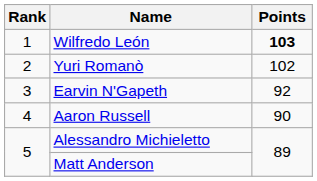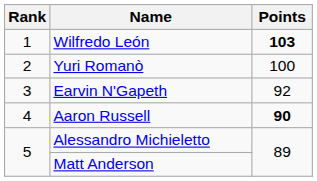(282, 66) 102 -> (282, 66) 100
(282, 115) normal -> (282, 115) bold
